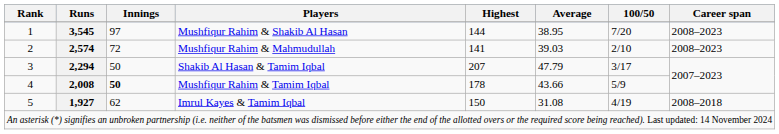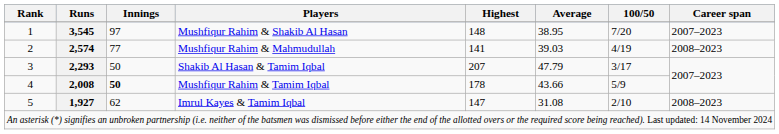(477, 31) 144 -> (477, 31) 148
(697, 31) 2008–2023 -> (697, 31) 2007–2023
(115, 48) 72 -> (115, 48) 77
(621, 48) 2/10 -> (621, 48) 4/19
(82, 66) 2,294 -> (82, 66) 2,293
(477, 102) 150 -> (477, 102) 147
(621, 102) 4/19 -> (621, 102) 2/10
(697, 102) 2008–2018 -> (697, 102) 2008–2023
